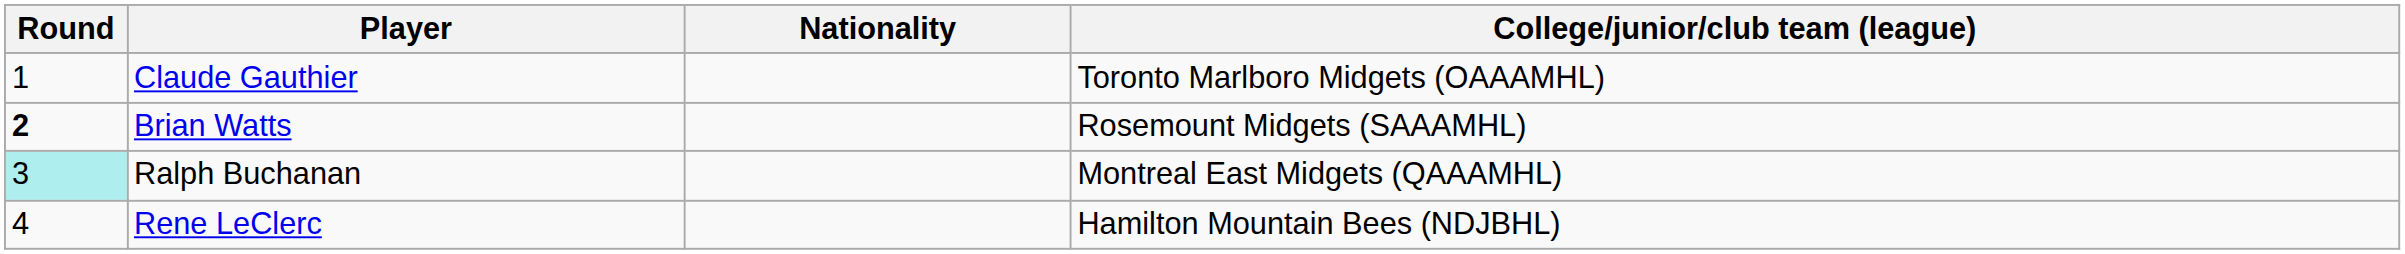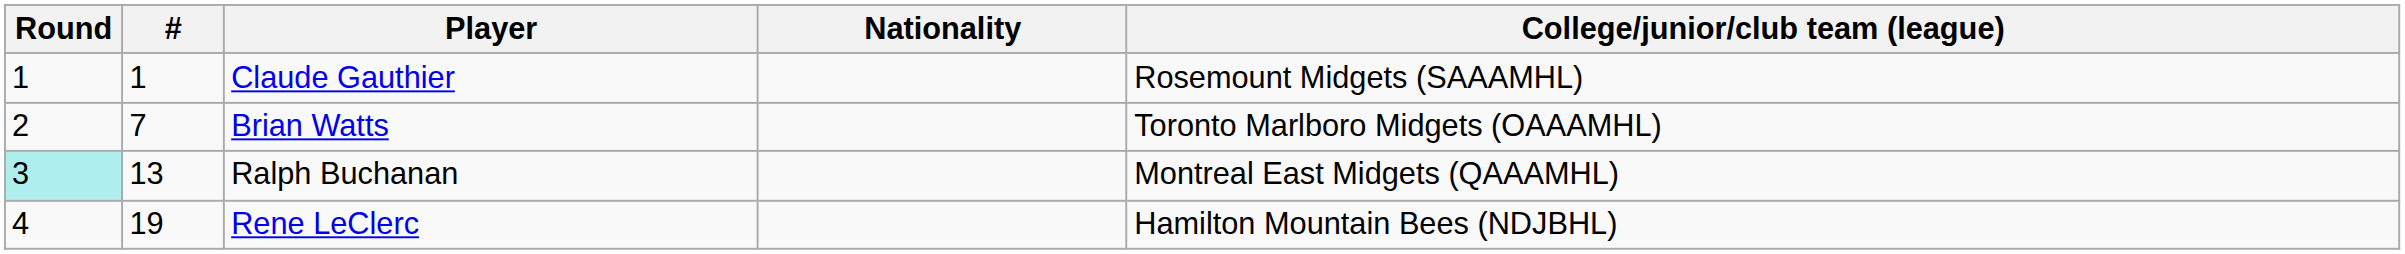+ column: (173, 28)
(1341, 77) Toronto Marlboro Midgets (OAAAMHL) -> (1359, 77) Rosemount Midgets (SAAAMHL)
(21, 126) bold -> (21, 126) normal
(1302, 126) Rosemount Midgets (SAAAMHL) -> (1398, 126) Toronto Marlboro Midgets (OAAAMHL)
